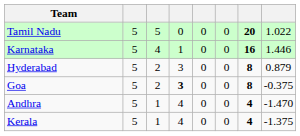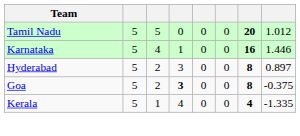(278, 31) 1.022 -> (278, 31) 1.012
(278, 67) 0.879 -> (278, 67) 0.897
- row: (24, 103)
(278, 121) -1.375 -> (278, 103) -1.335
